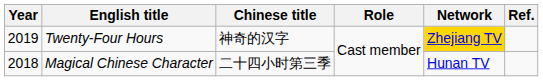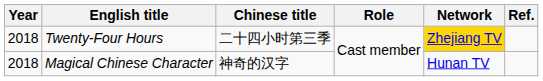(23, 38) 2019 -> (23, 38) 2018
(254, 38) 神奇的汉字 -> (275, 38) 二十四小时第三季
(275, 63) 二十四小时第三季 -> (254, 63) 神奇的汉字
